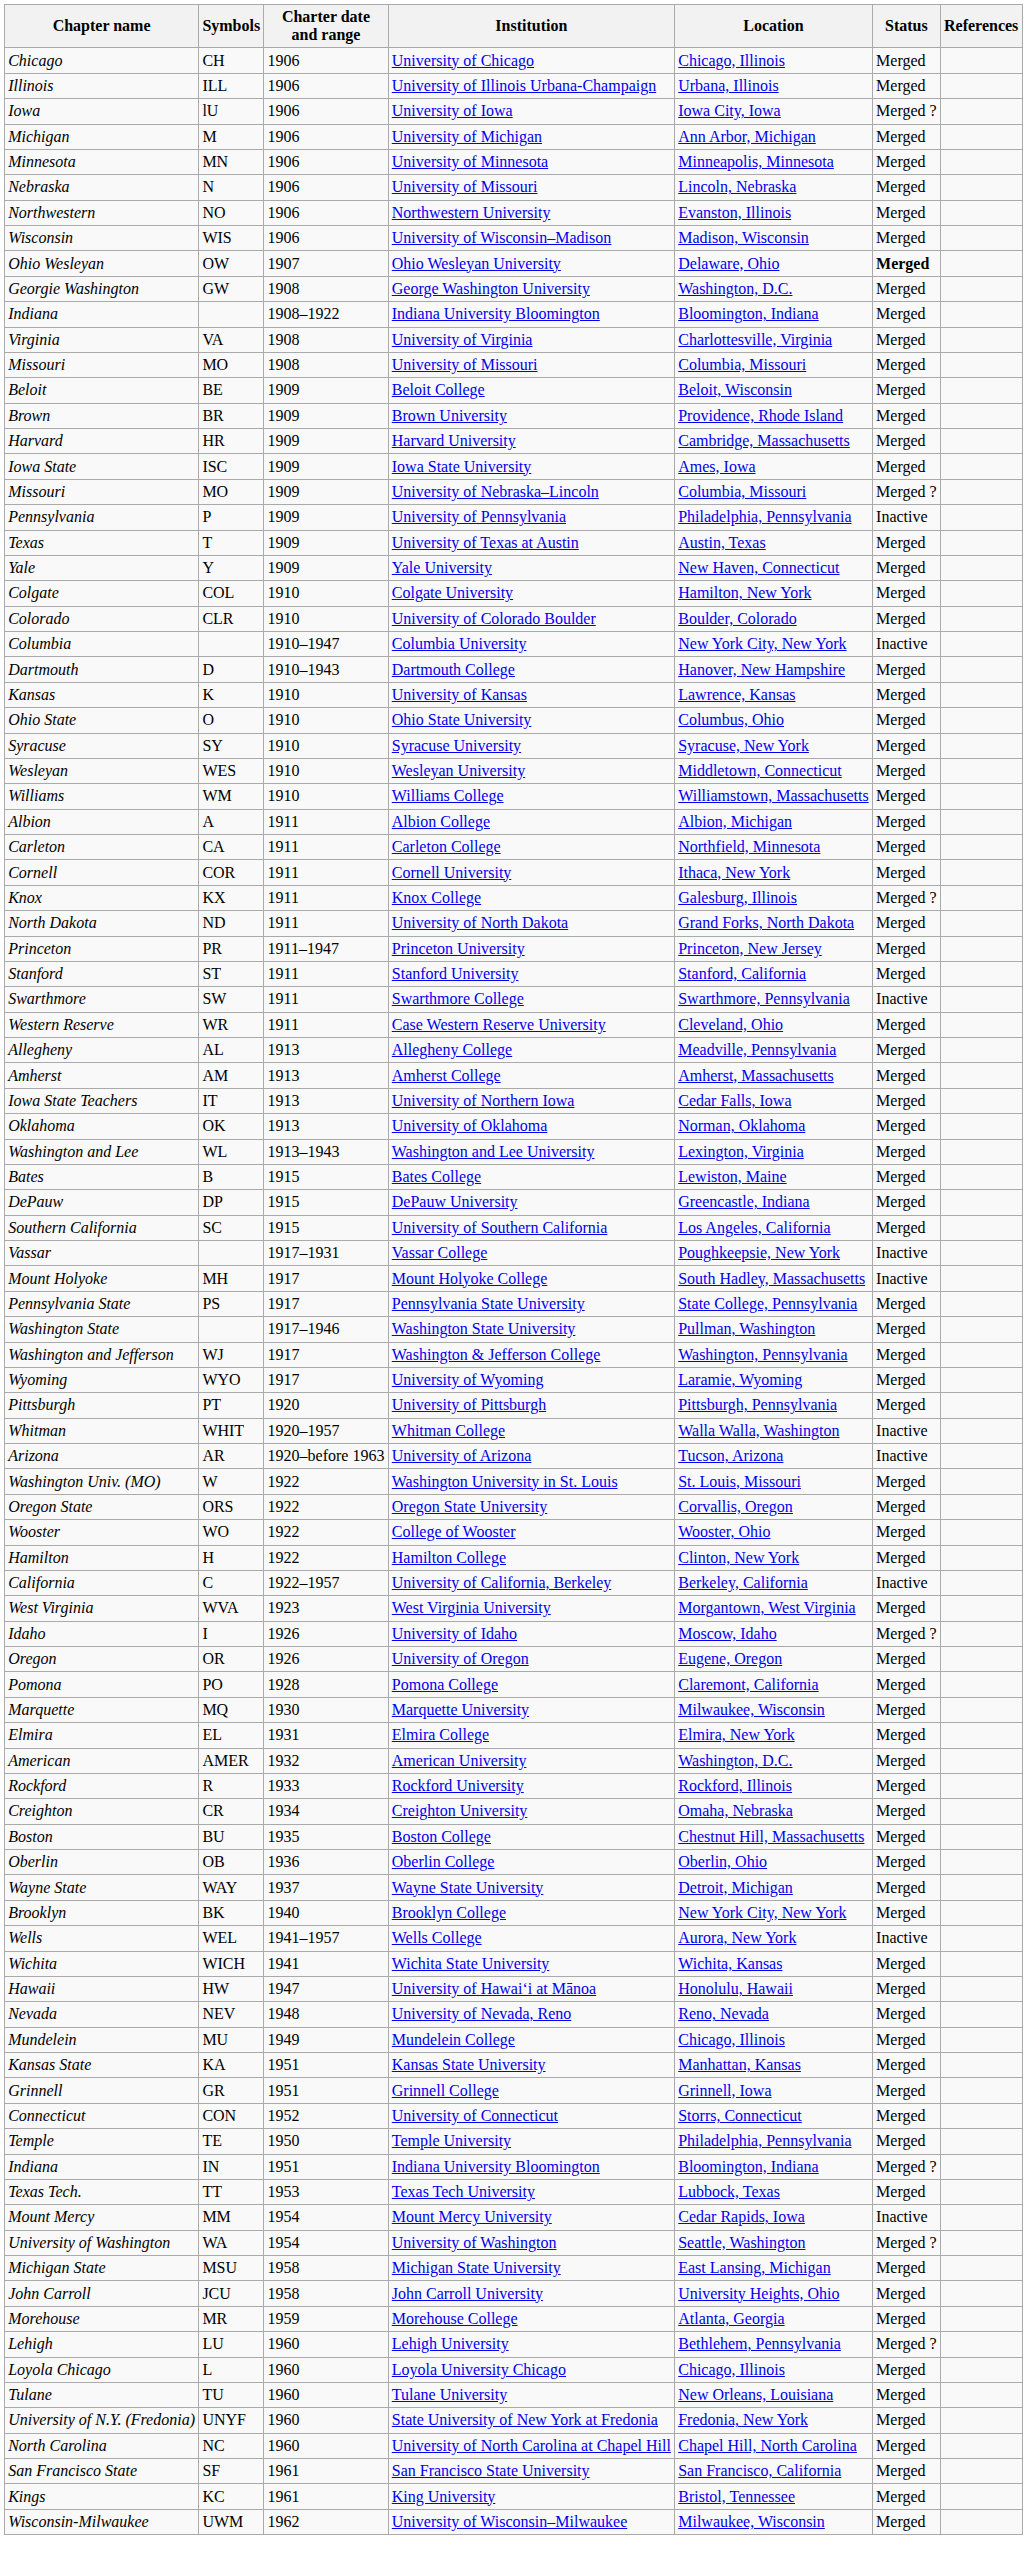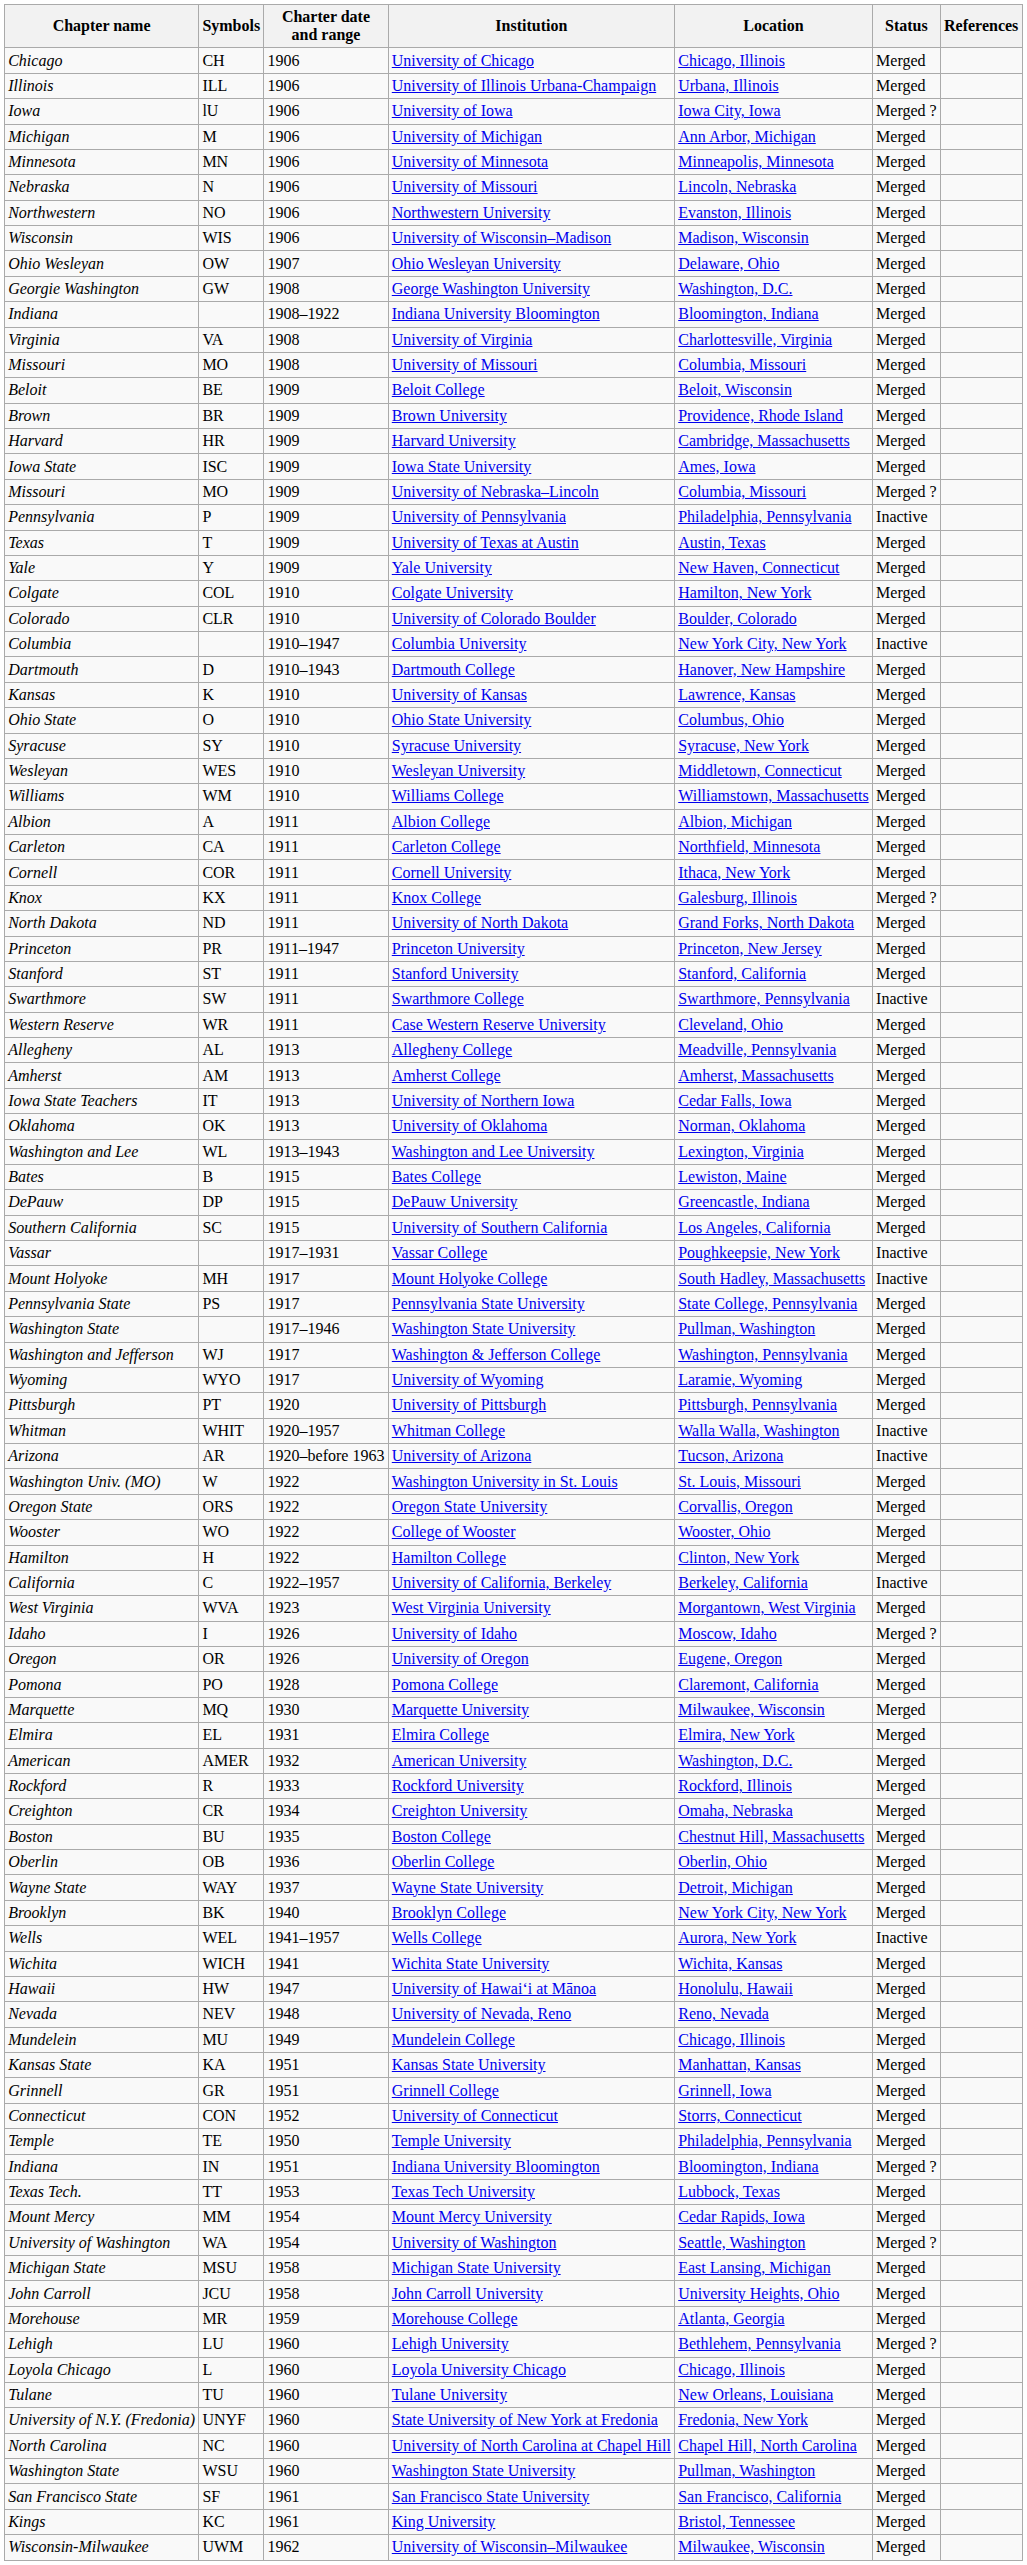(903, 263) bold -> (901, 263) normal
(902, 2217) Inactive -> (901, 2217) Merged
+ row: (64, 2471)
